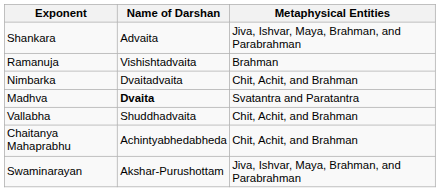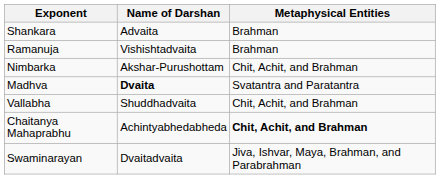(316, 37) Jiva, Ishvar, Maya, Brahman, and Parabrahman -> (255, 31) Brahman
(151, 80) Dvaitadvaita -> (172, 67) Akshar-Purushottam
(295, 140) normal -> (300, 127) bold
(172, 171) Akshar-Purushottam -> (151, 158) Dvaitadvaita
